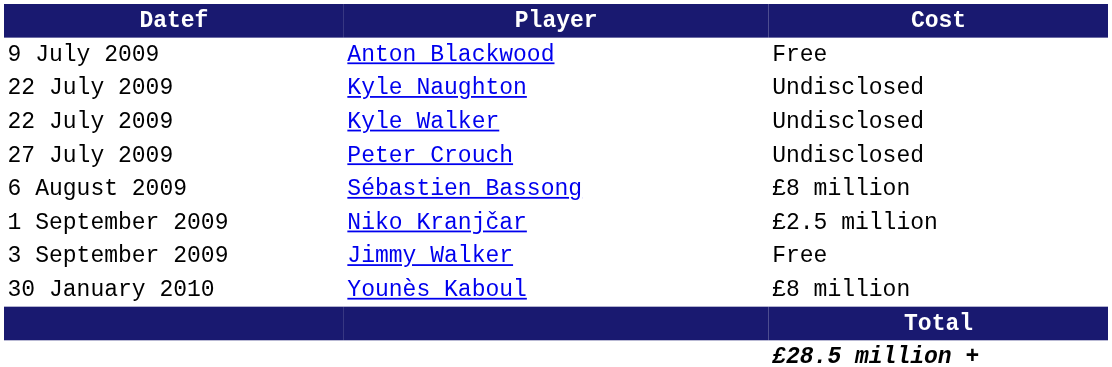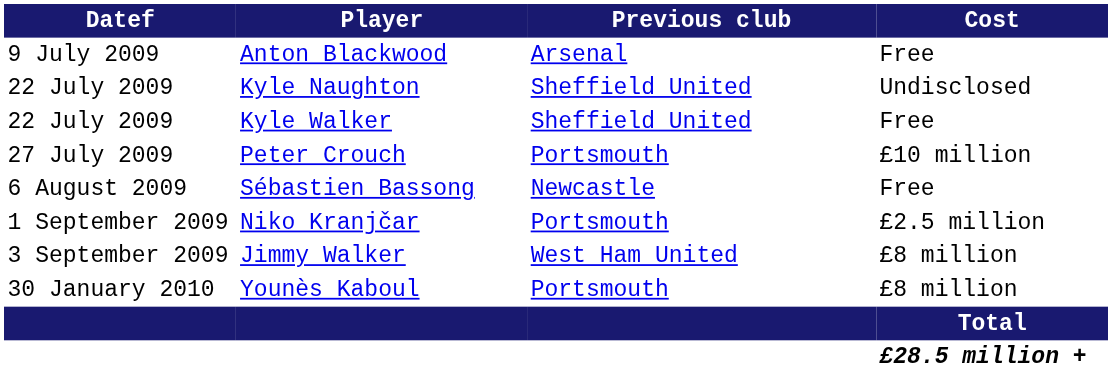+ column: (702, 21)
(848, 122) Undisclosed -> (907, 122) Free
(848, 155) Undisclosed -> (955, 155) £10 million
(841, 189) £8 million -> (907, 189) Free
(800, 256) Free -> (948, 256) £8 million
